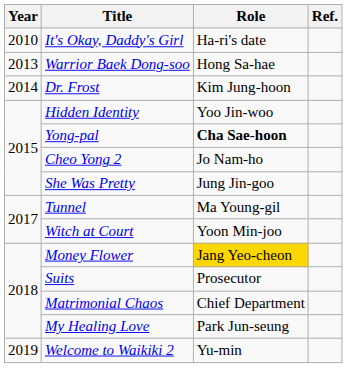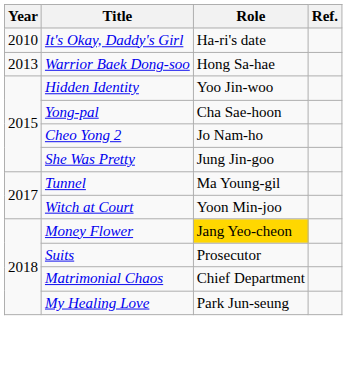- row: (72, 87)
(242, 135) bold -> (239, 111) normal
- row: (109, 350)
